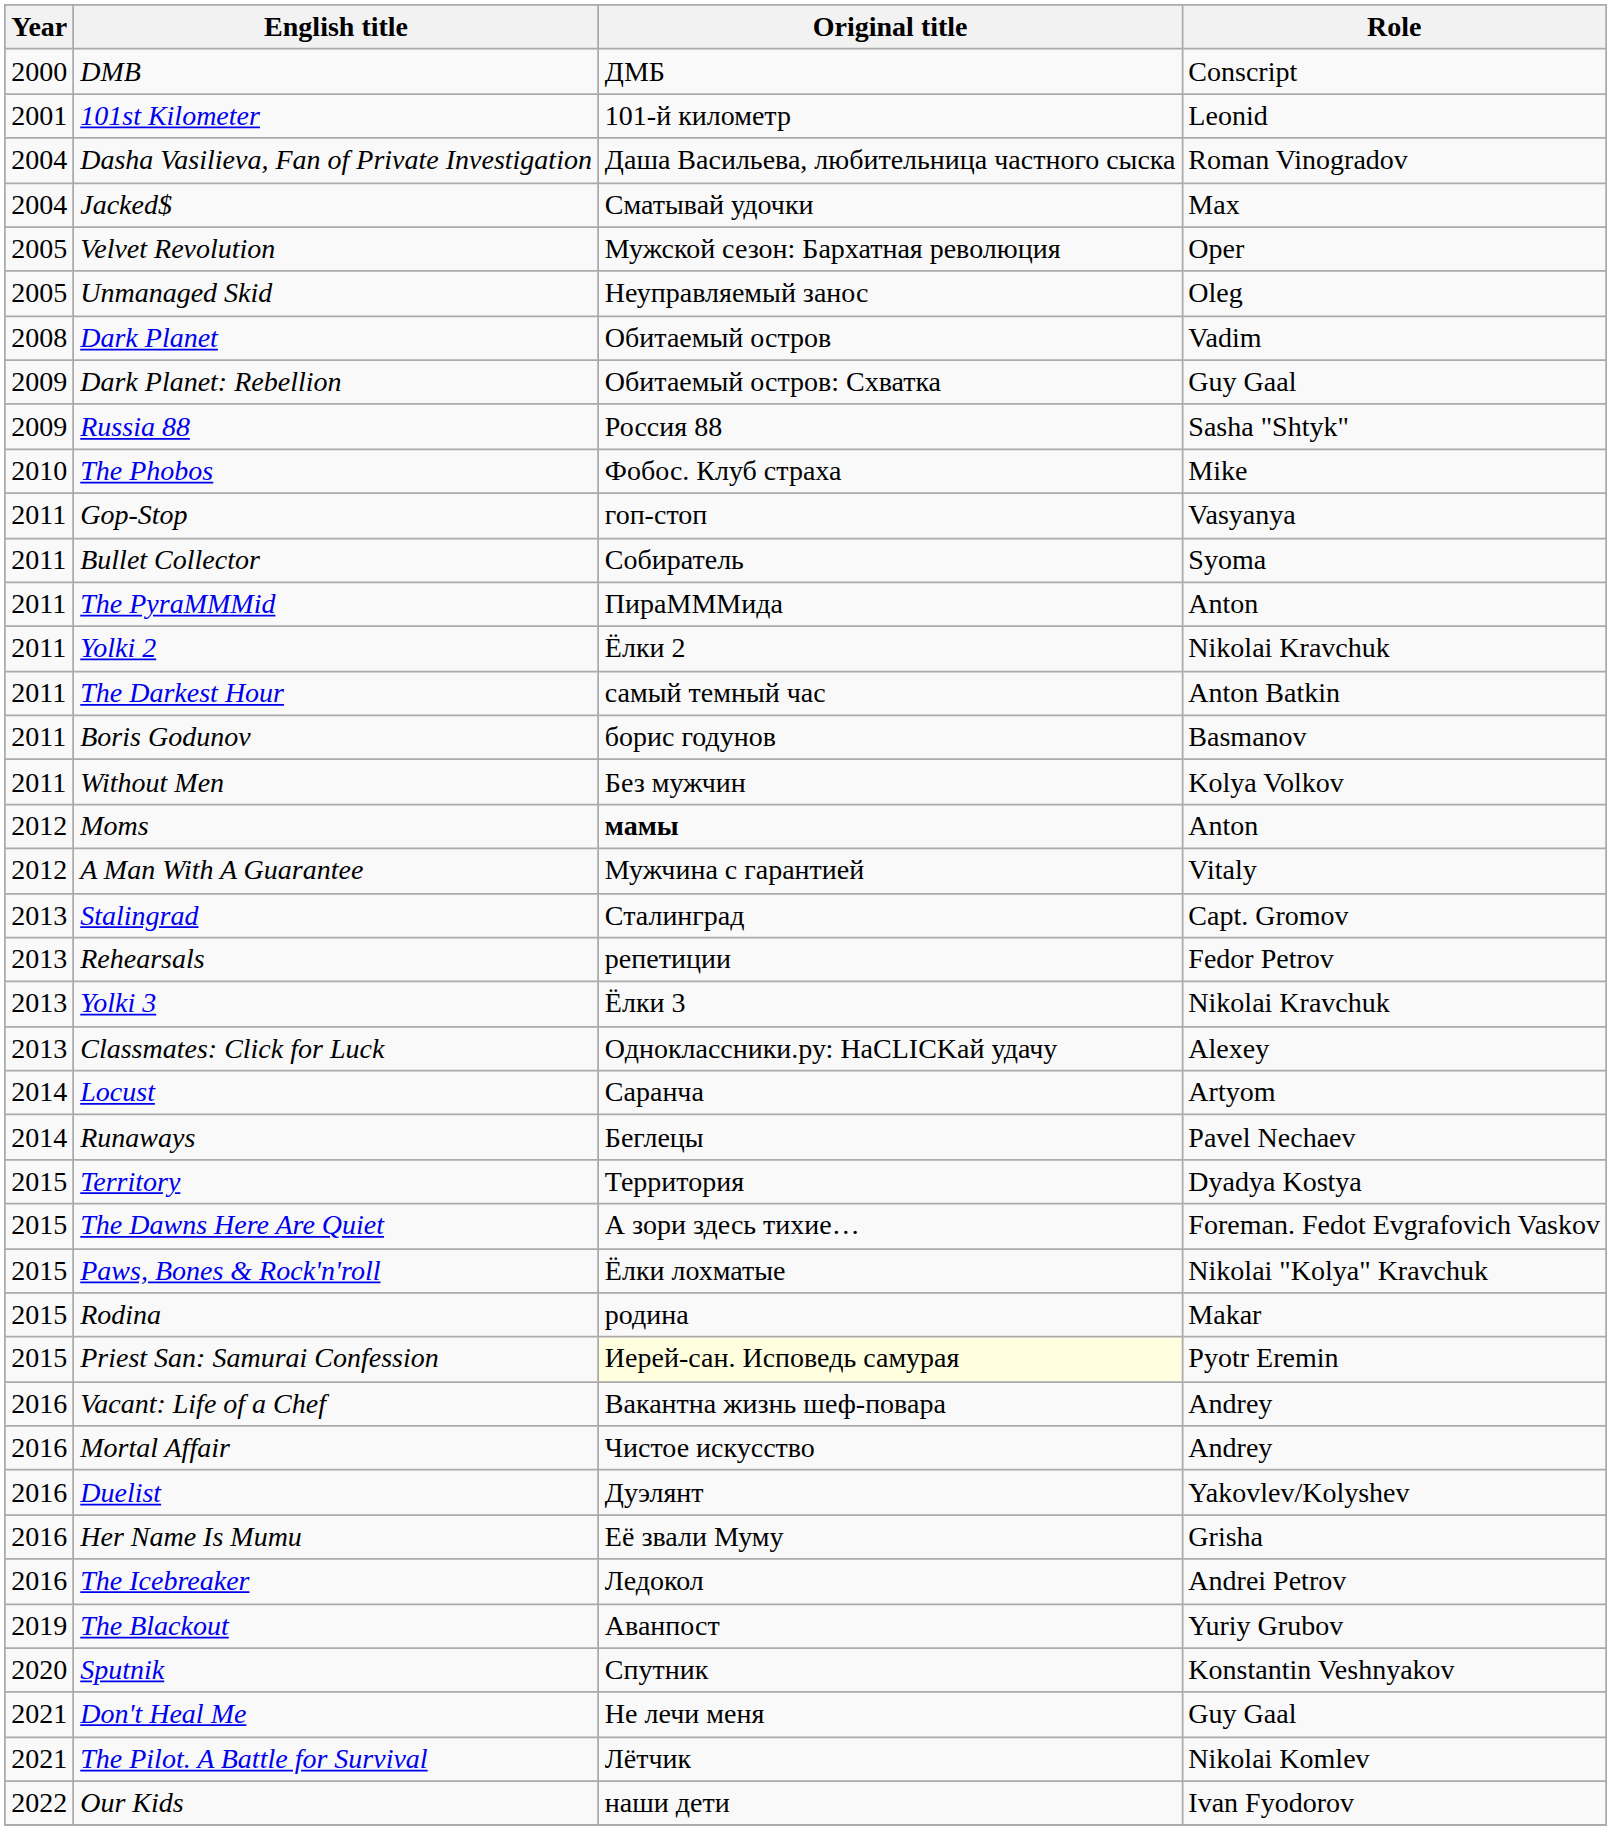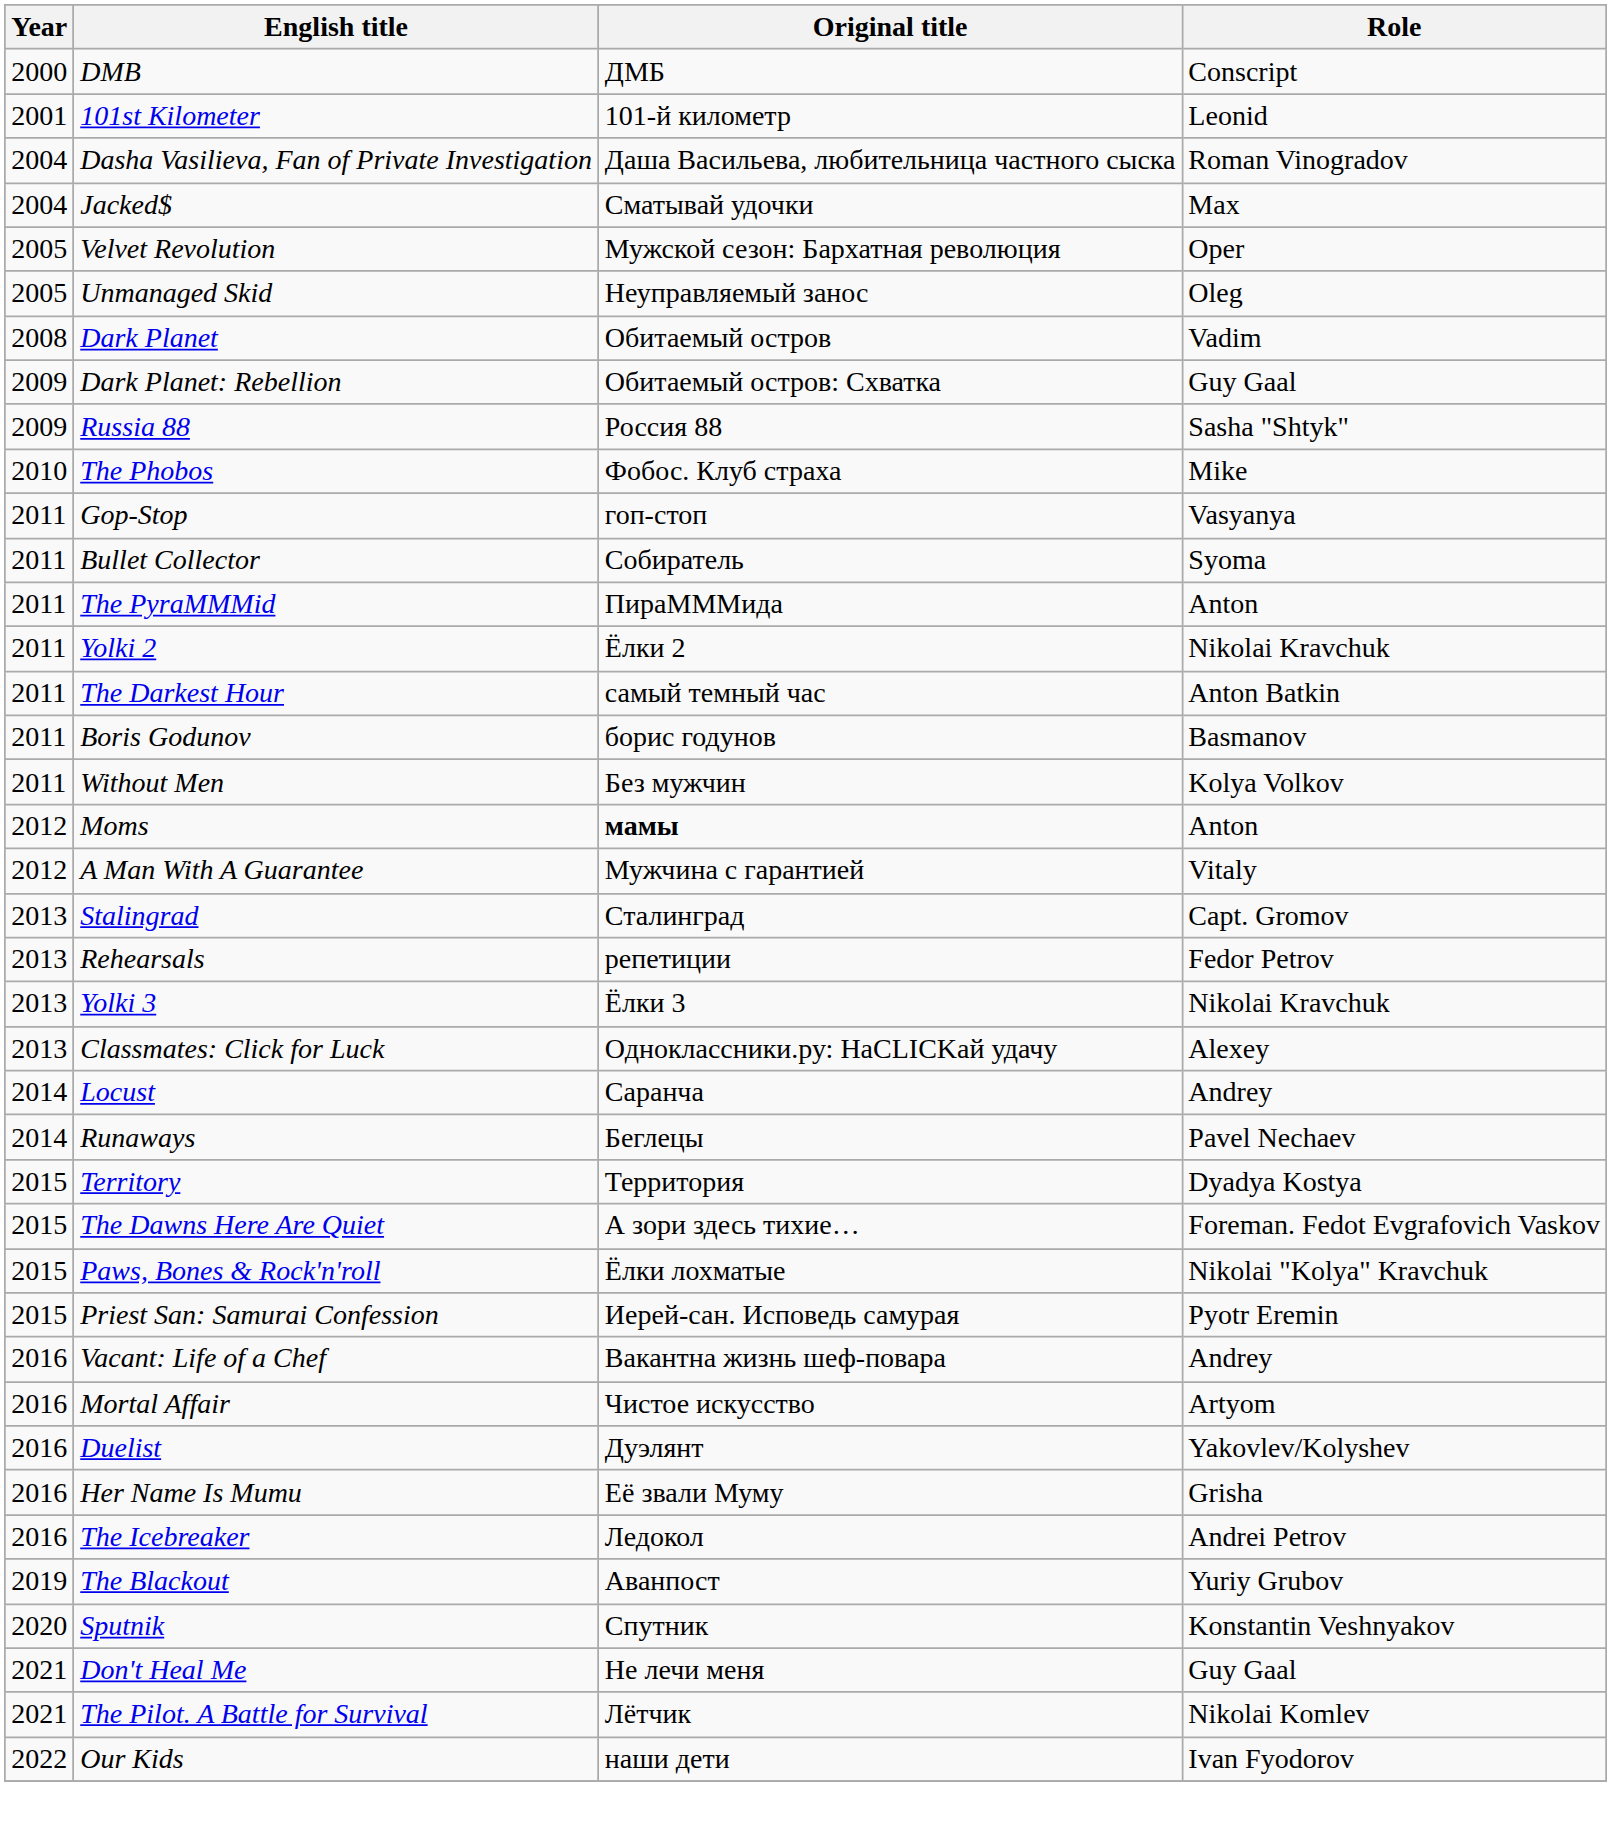(1232, 1092) Artyom -> (1230, 1092) Andrey
- row: (121, 1314)
(782, 1358) lightyellow background -> (782, 1314) no background
(1230, 1447) Andrey -> (1232, 1403) Artyom
